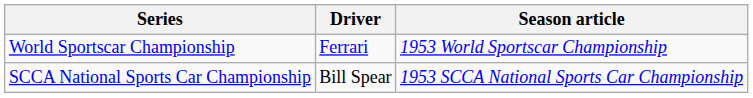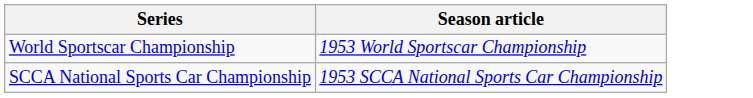- column: (355, 18)
